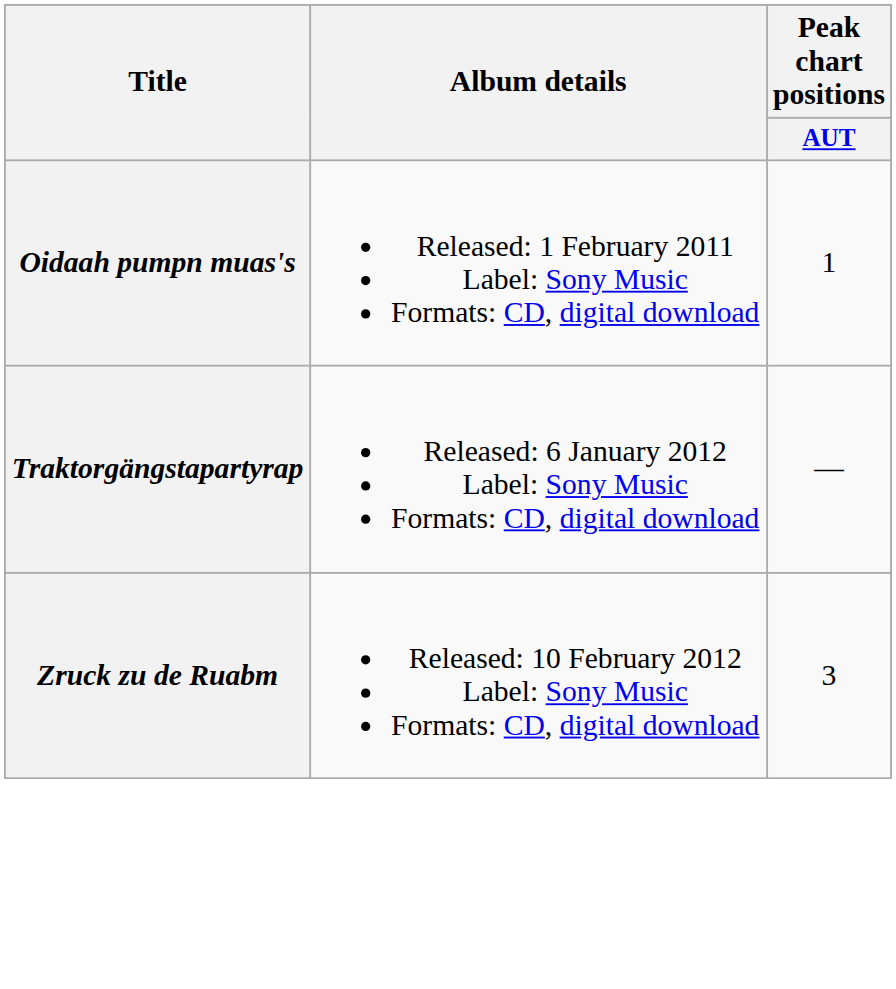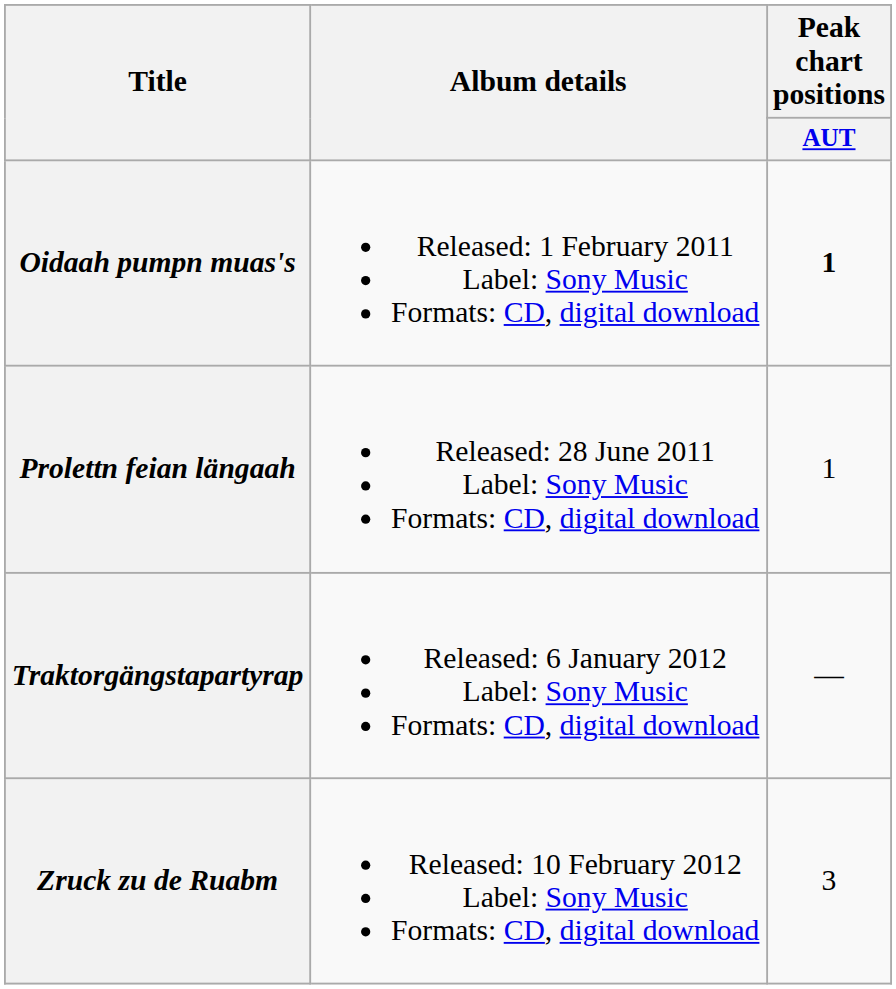(829, 262) normal -> (829, 262) bold
+ row: (158, 468)
